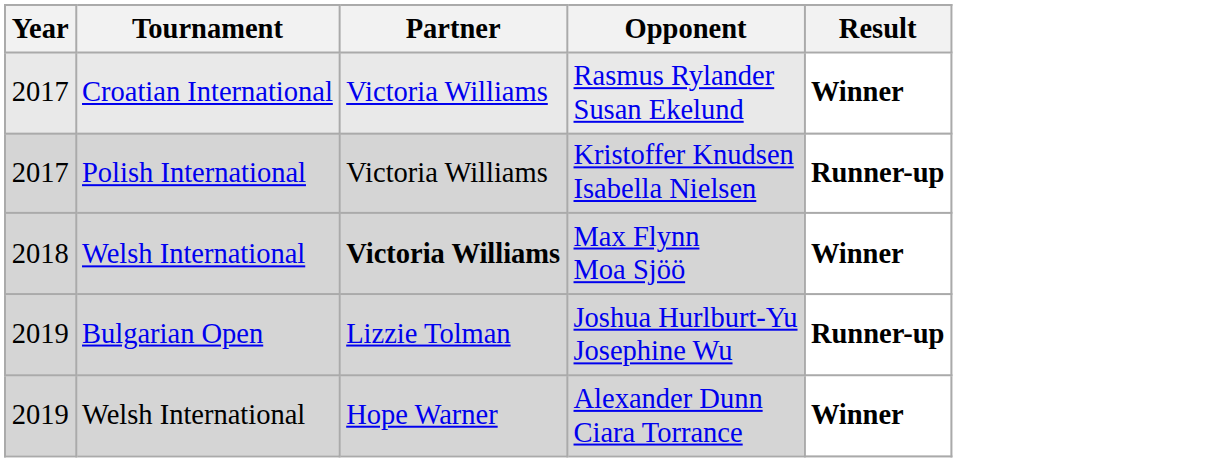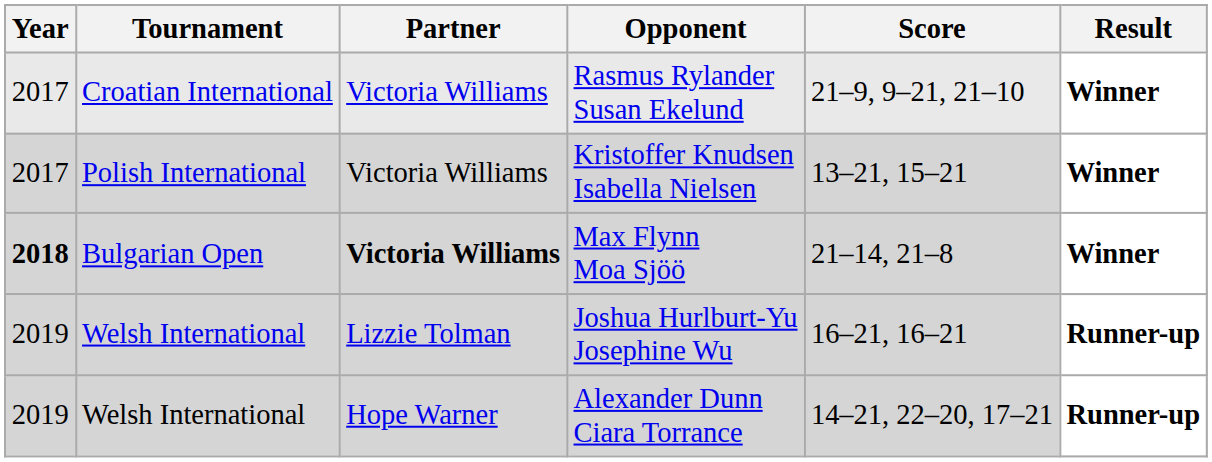+ column: (932, 28)
(878, 172) Runner-up -> (1113, 172) Winner
(40, 253) normal -> (40, 253) bold
(194, 253) Welsh International -> (173, 253) Bulgarian Open
(173, 334) Bulgarian Open -> (194, 334) Welsh International
(857, 414) Winner -> (1133, 414) Runner-up
